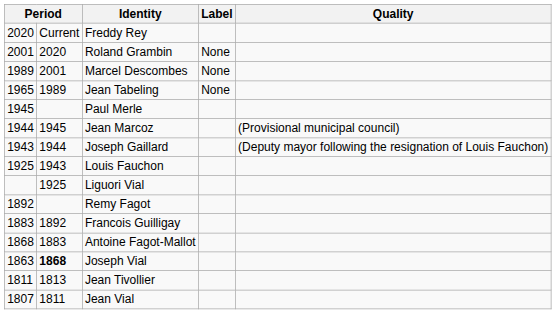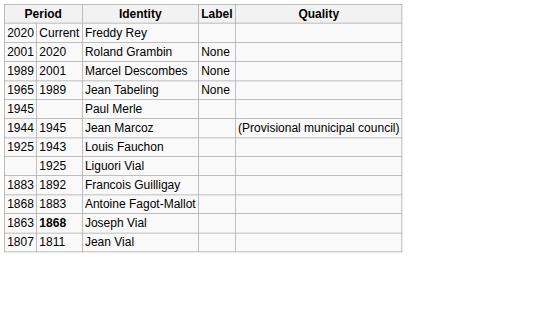- row: (127, 147)
- row: (118, 204)
- row: (120, 280)
